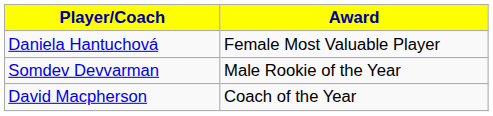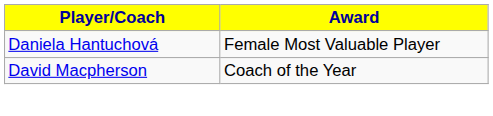- row: (84, 70)
